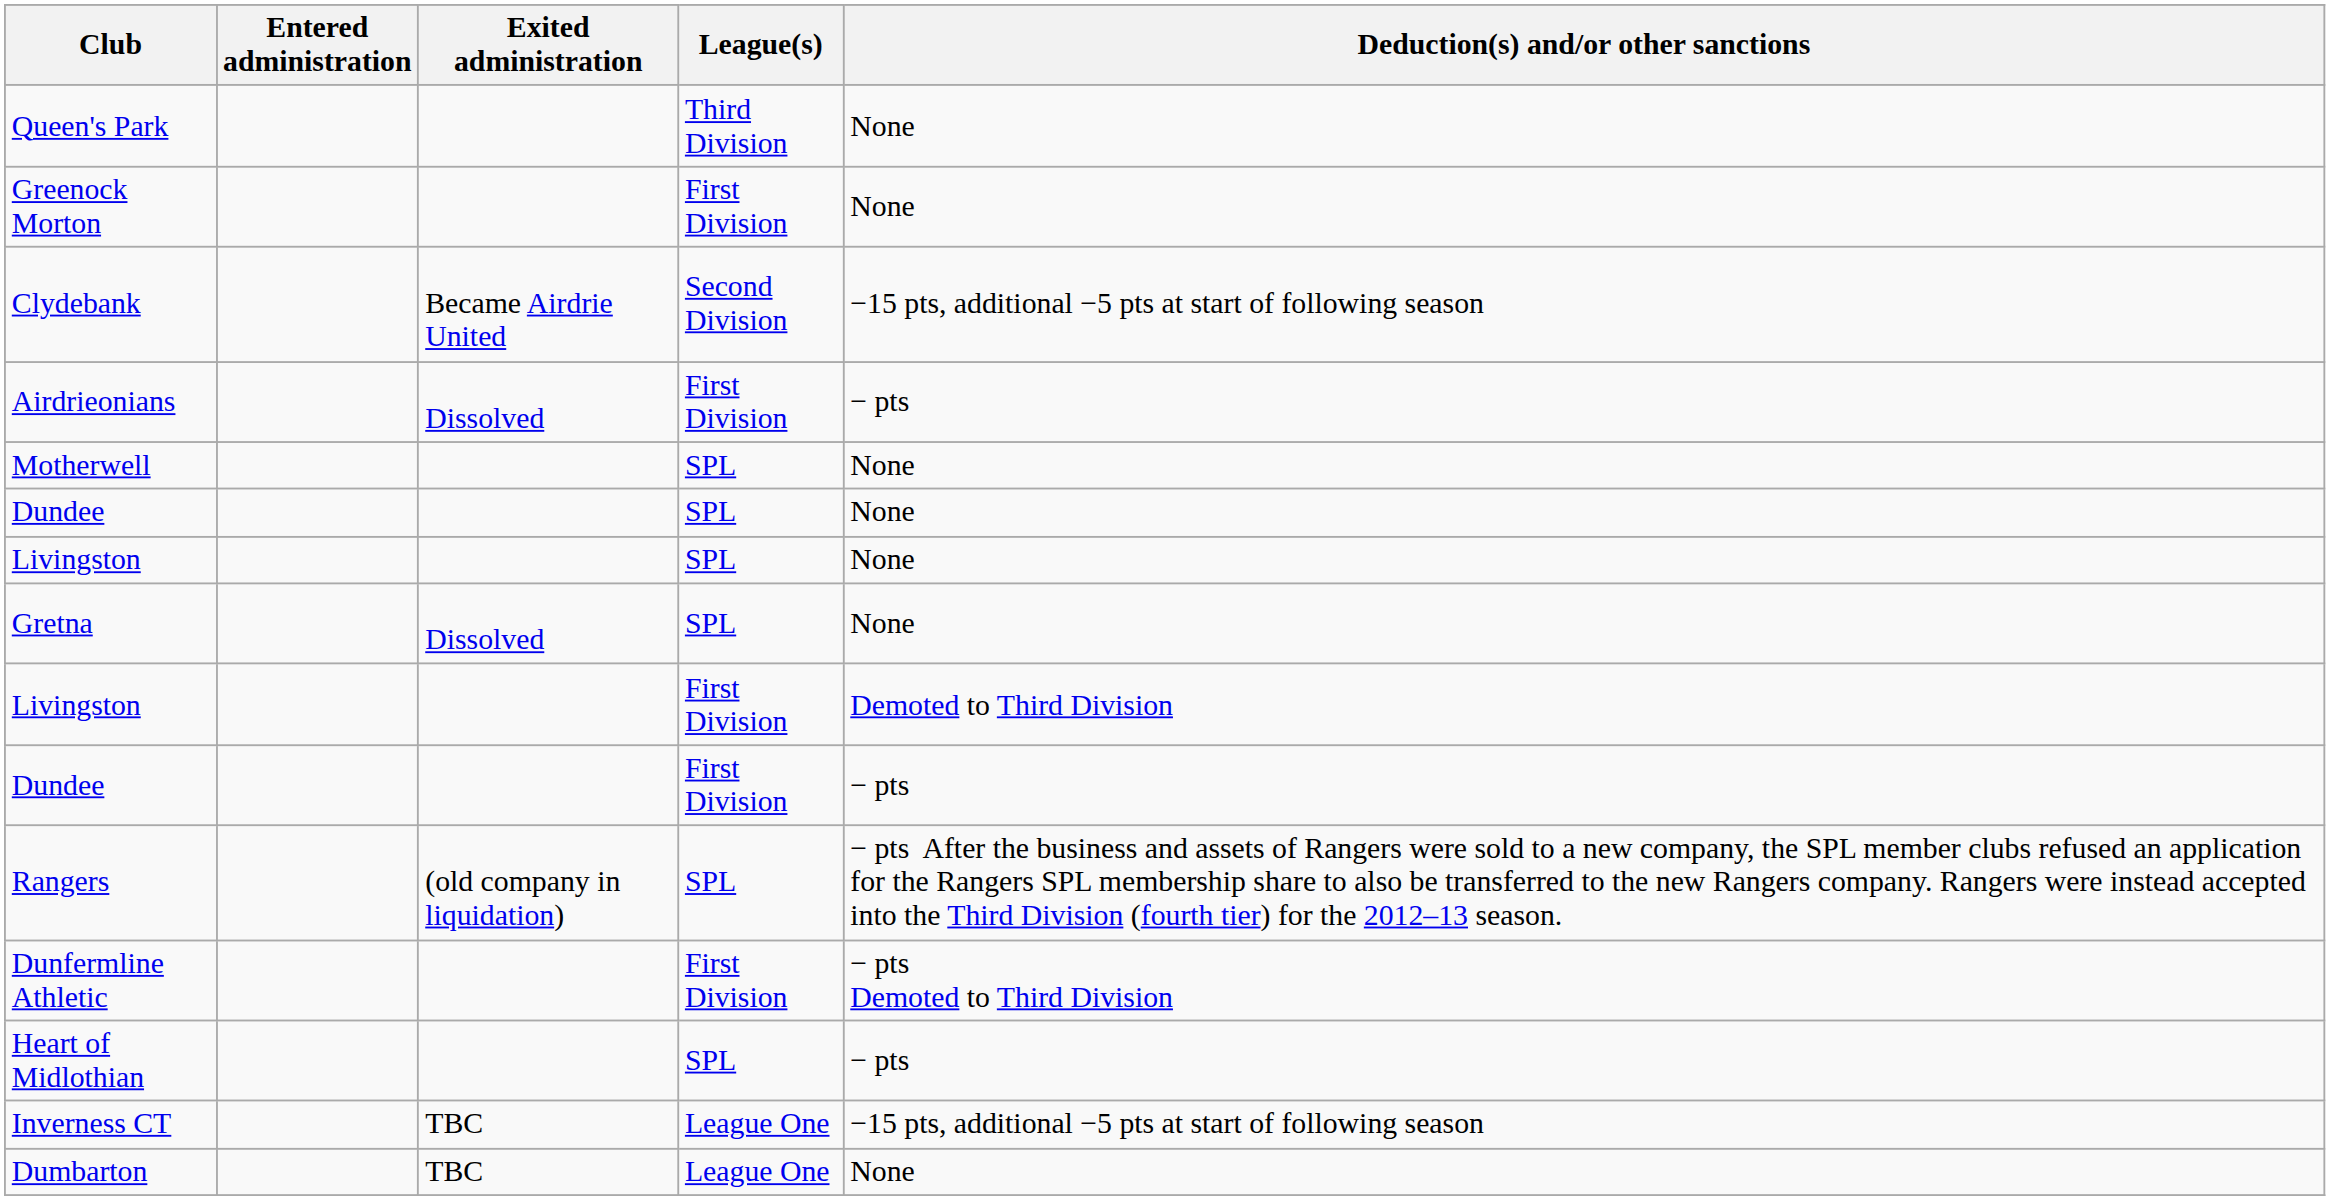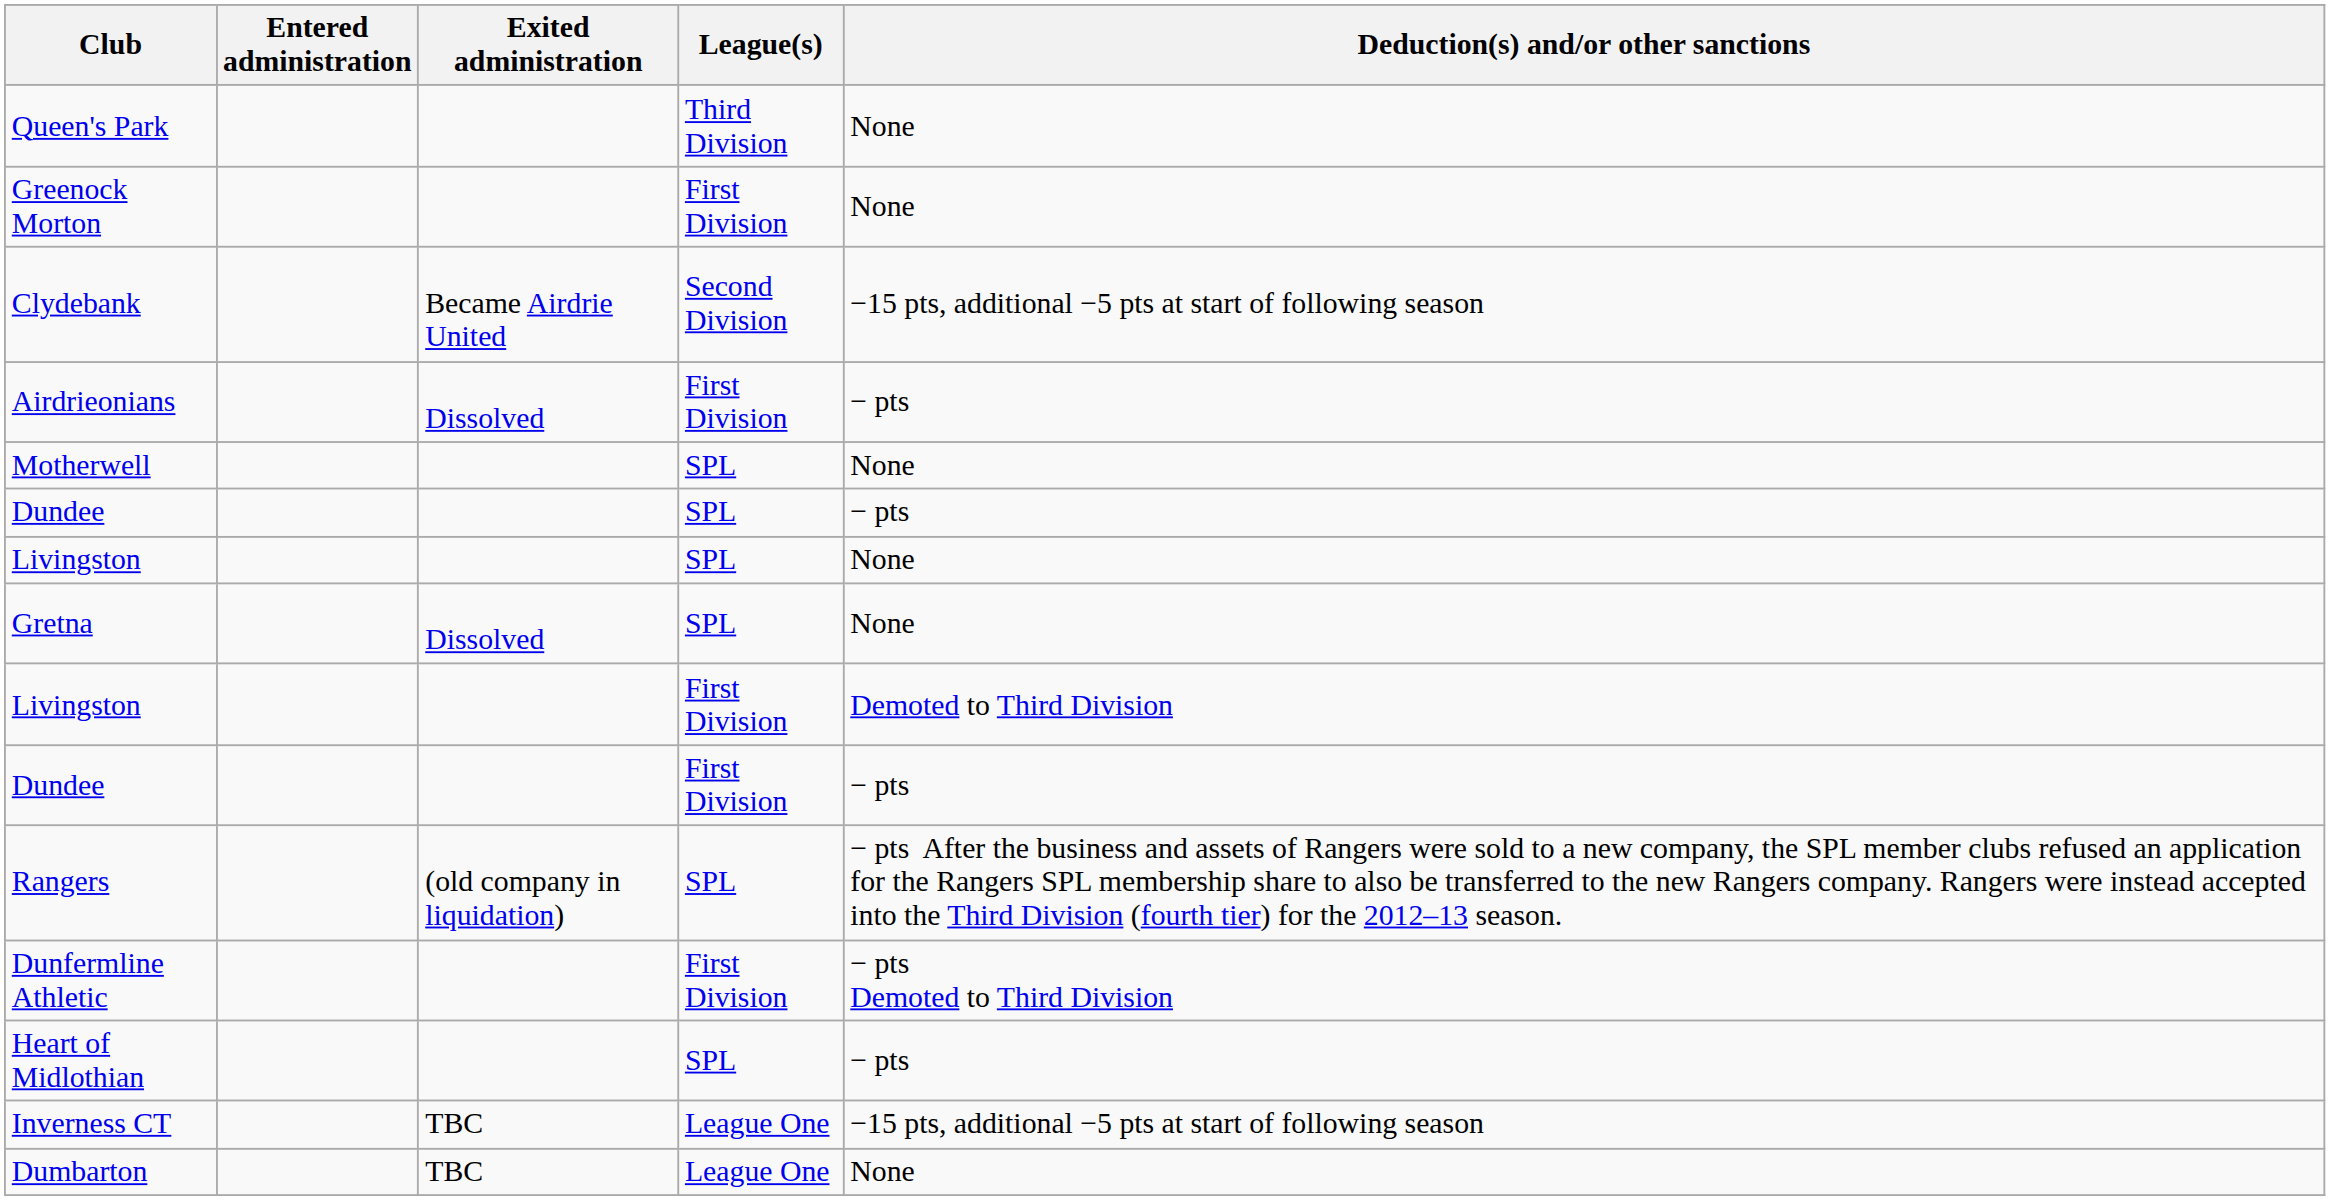(883, 512) None -> (880, 512) − pts
